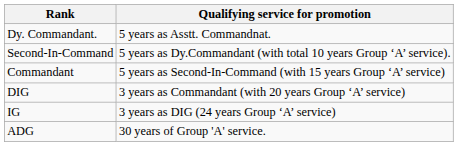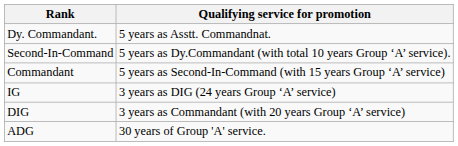rows swapped: (18, 92) <-> (14, 111)
